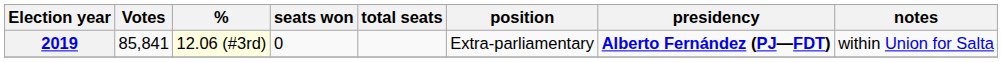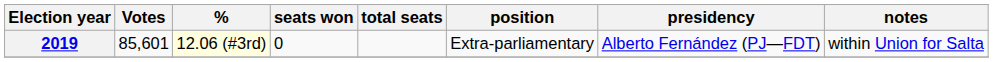(144, 43) 85,841 -> (144, 43) 85,601
(716, 43) bold -> (711, 43) normal
